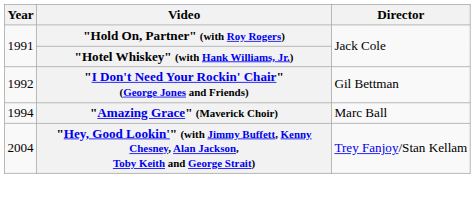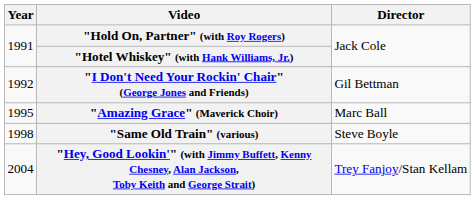(21, 112) 1994 -> (21, 112) 1995
+ row: (184, 133)
